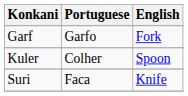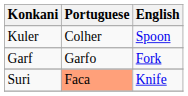rows swapped: (23, 58) <-> (20, 36)
(77, 79) no background -> (77, 79) lightsalmon background
